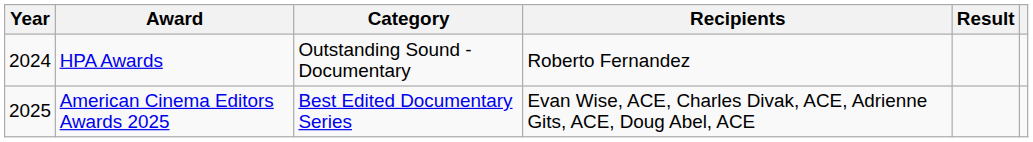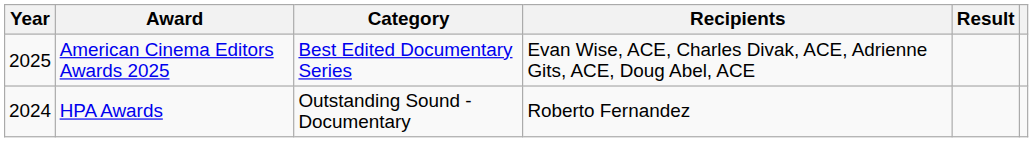rows swapped: (111, 60) <-> (167, 111)
